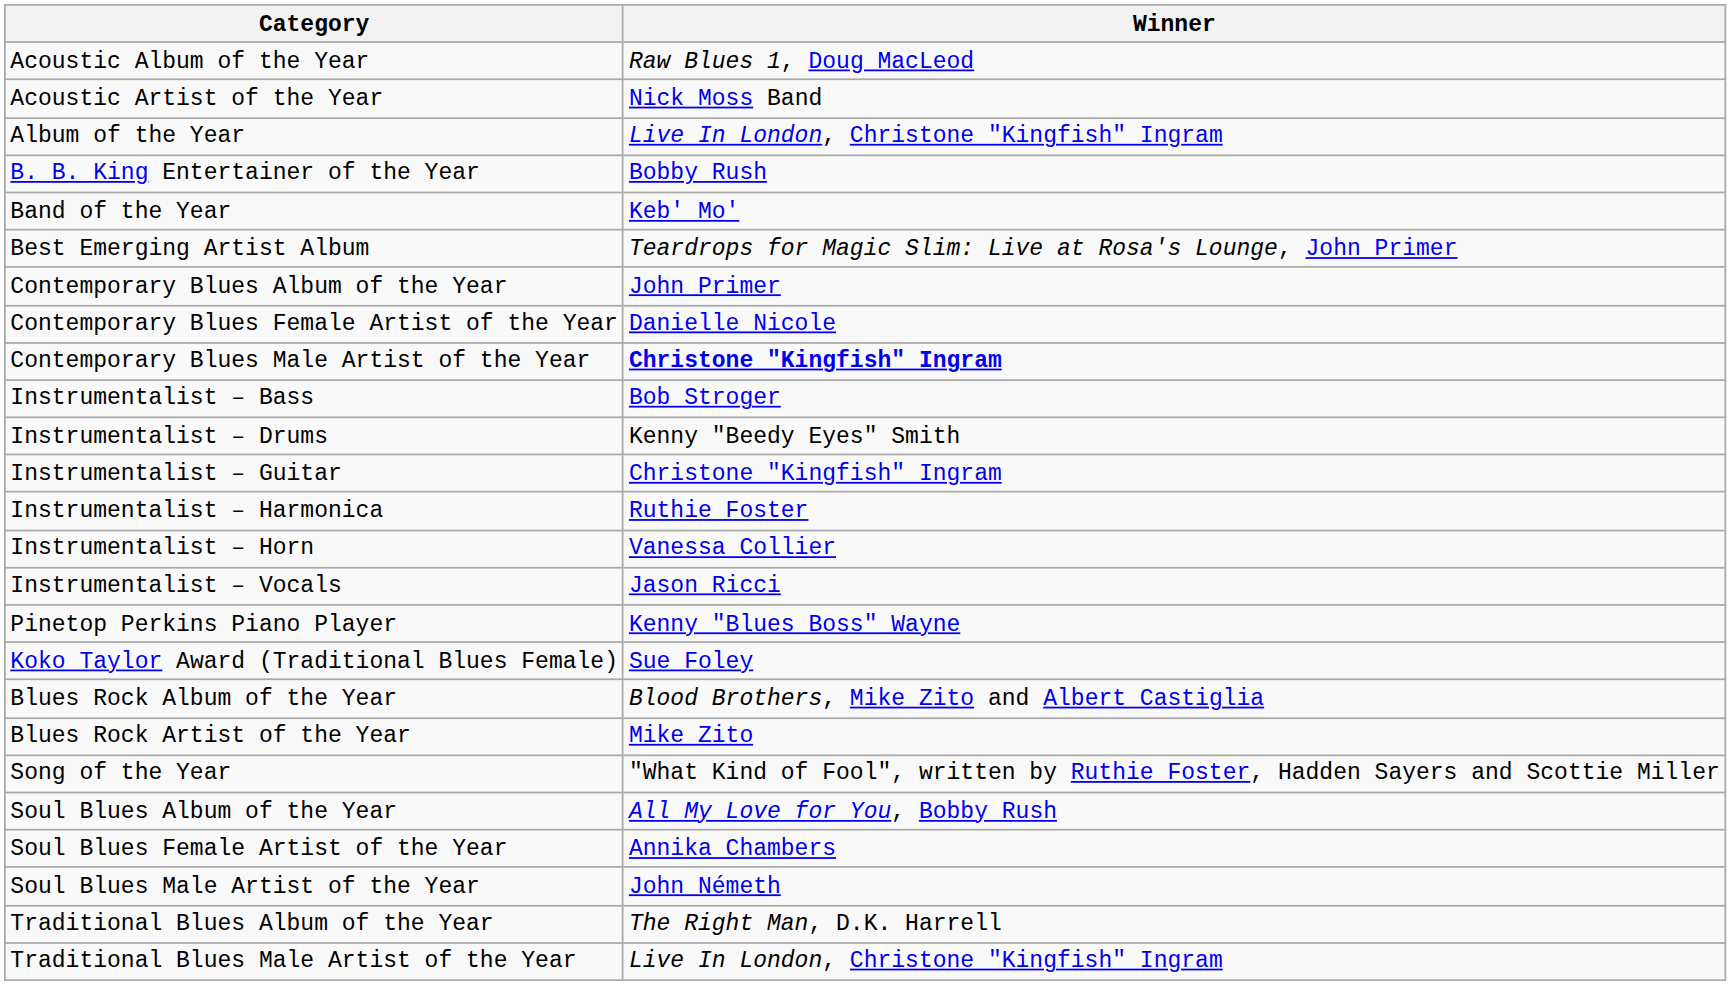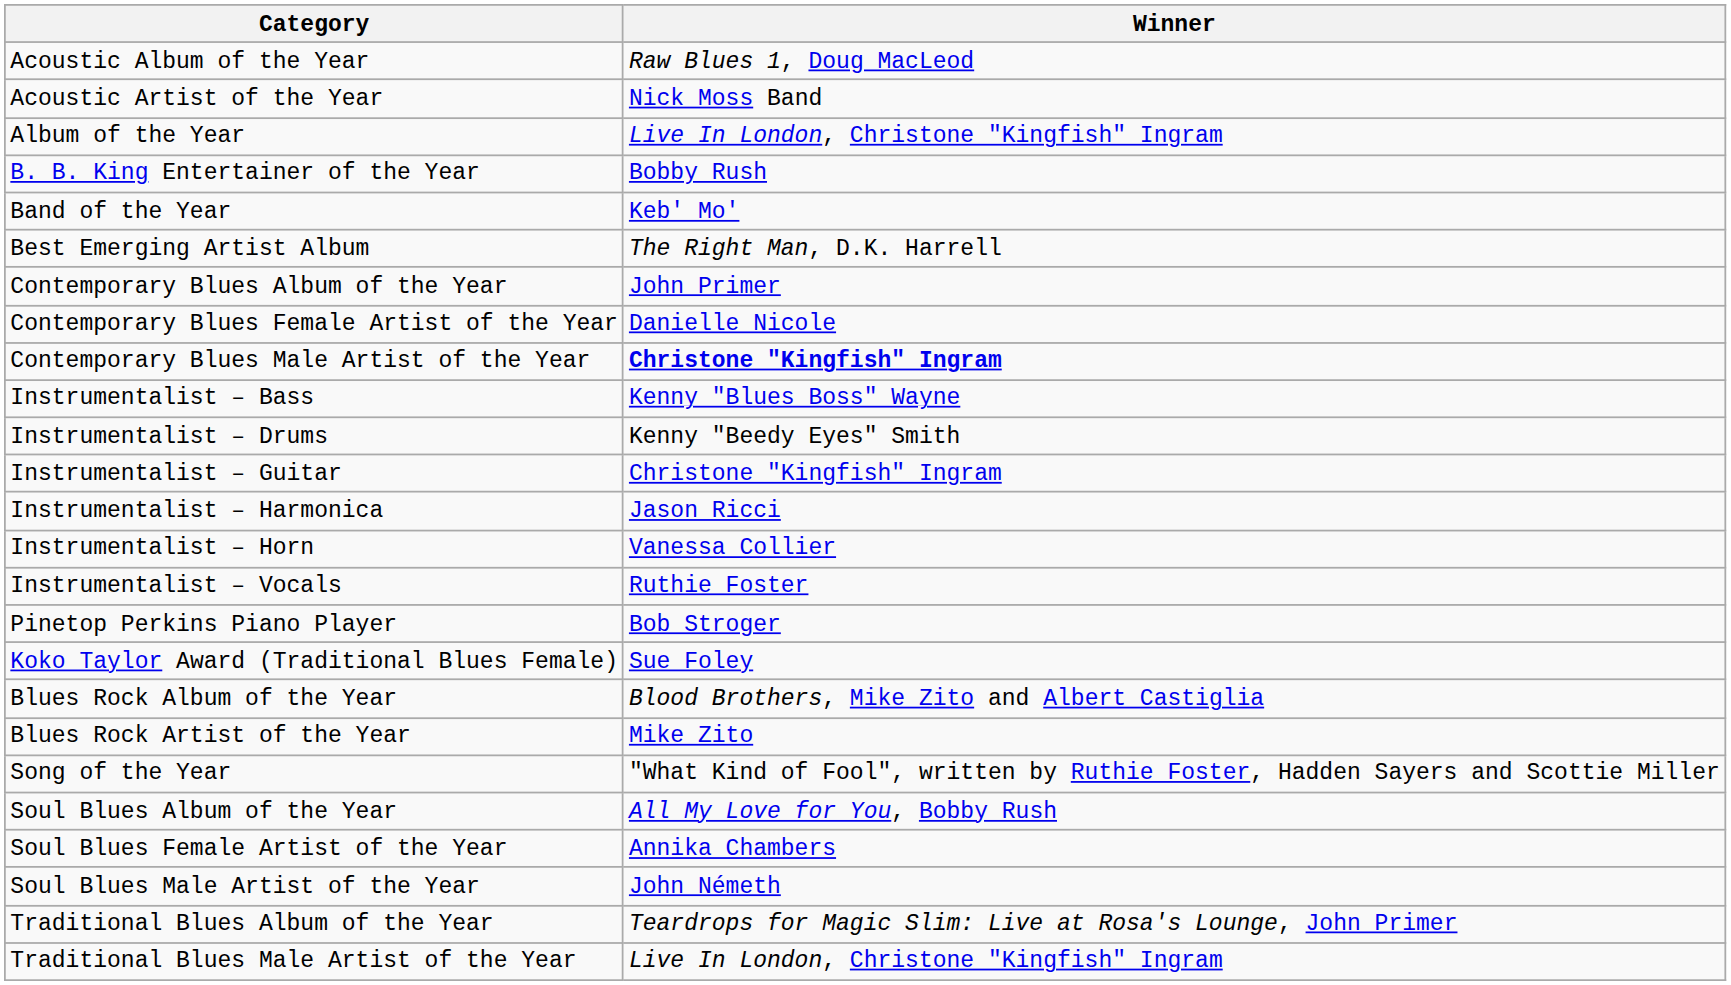(1043, 249) Teardrops for Magic Slim: Live at Rosa's Lounge, John Primer -> (815, 249) The Right Man, D.K. Harrell
(705, 399) Bob Stroger -> (795, 399) Kenny "Blues Boss" Wayne
(719, 511) Ruthie Foster -> (705, 511) Jason Ricci
(705, 586) Jason Ricci -> (719, 586) Ruthie Foster
(795, 624) Kenny "Blues Boss" Wayne -> (705, 624) Bob Stroger
(815, 924) The Right Man, D.K. Harrell -> (1043, 924) Teardrops for Magic Slim: Live at Rosa's Lounge, John Primer
